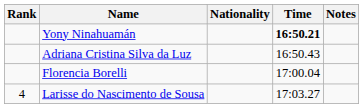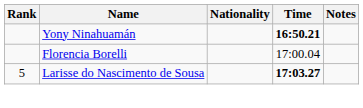- row: (117, 53)
(22, 93) 4 -> (22, 73) 5
(298, 93) normal -> (298, 73) bold
